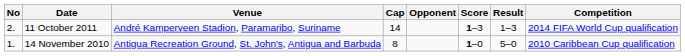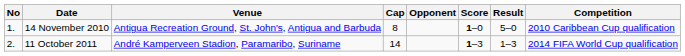rows swapped: (67, 43) <-> (61, 27)
